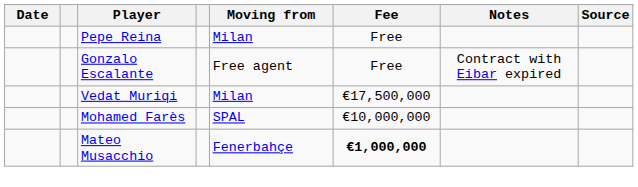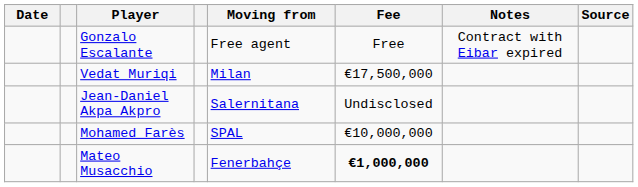- row: (121, 37)
+ row: (124, 104)
